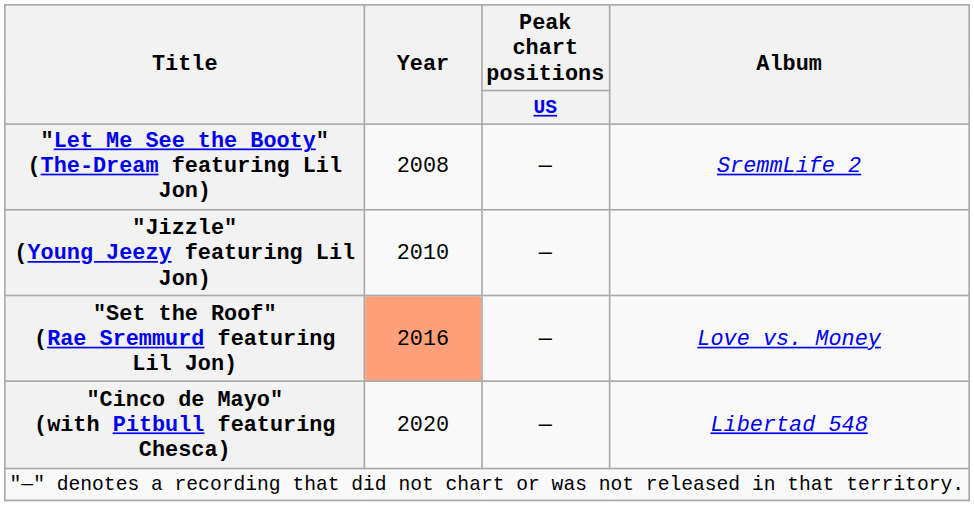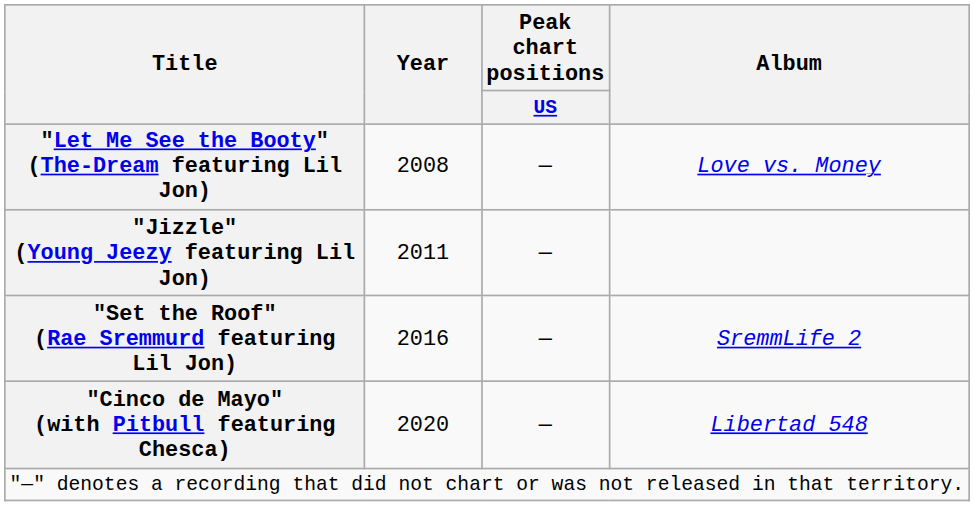(789, 167) SremmLife 2 -> (789, 167) Love vs. Money
(423, 253) 2010 -> (423, 253) 2011
(423, 339) lightsalmon background -> (423, 339) no background
(789, 339) Love vs. Money -> (789, 339) SremmLife 2
